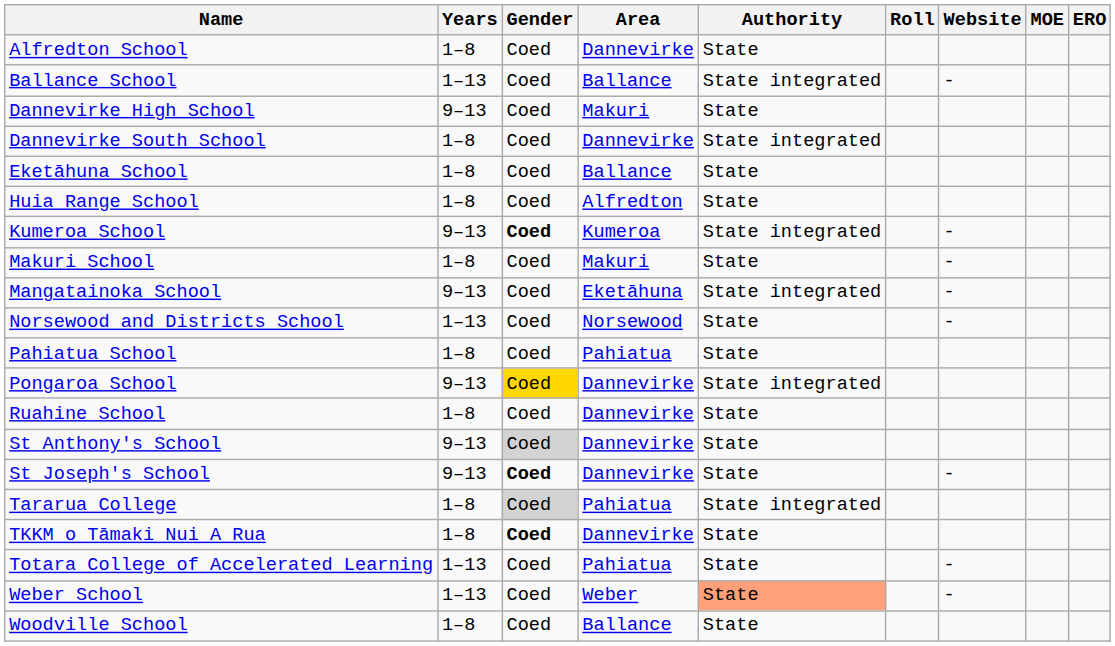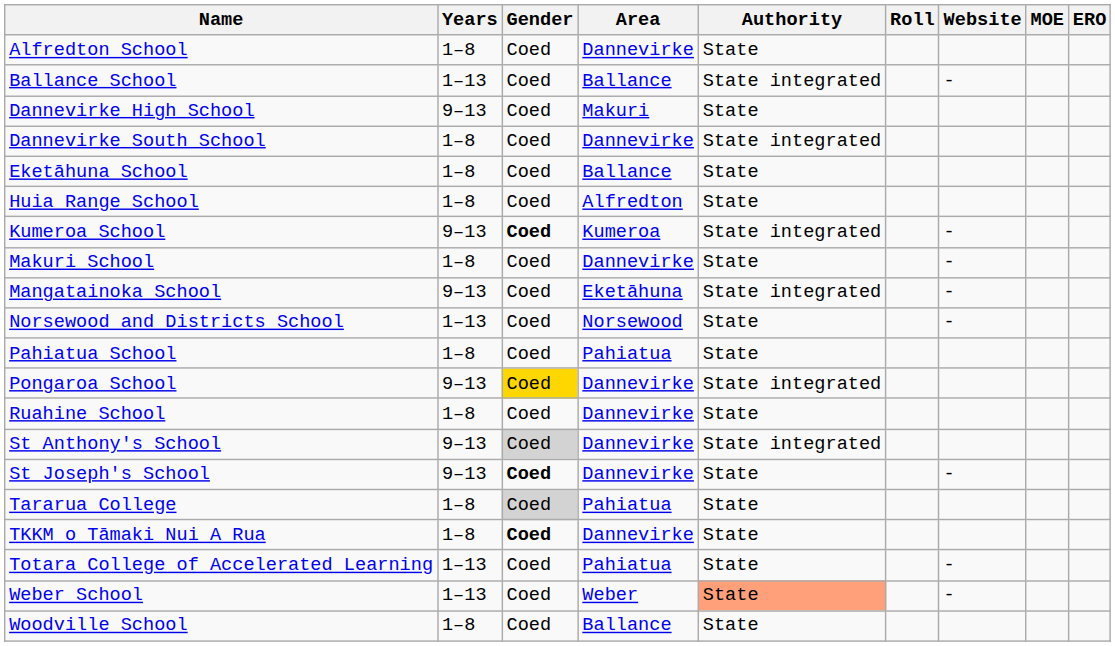(616, 262) Makuri -> (638, 262) Dannevirke
(731, 444) State -> (792, 444) State integrated
(792, 505) State integrated -> (731, 505) State
